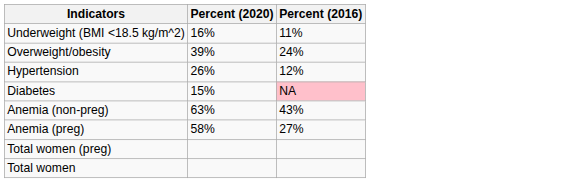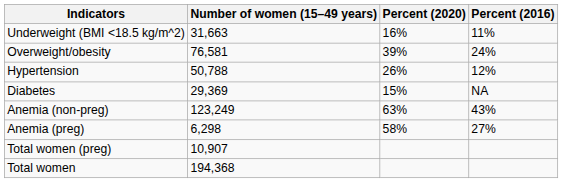+ column: (284, 14)
(288, 91) pink background -> (480, 91) no background
